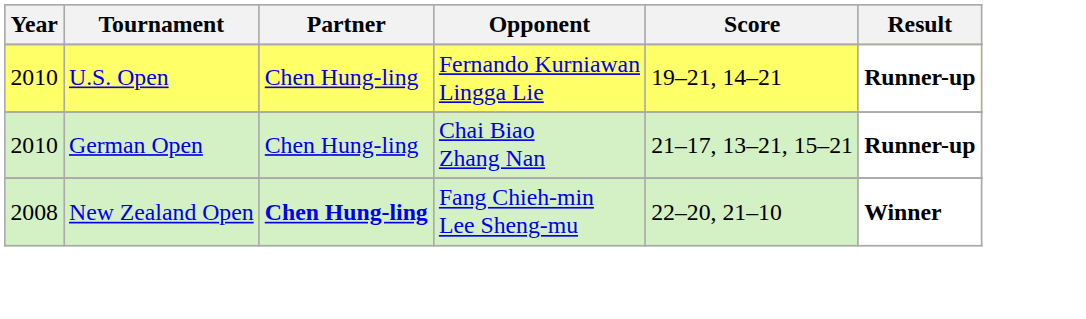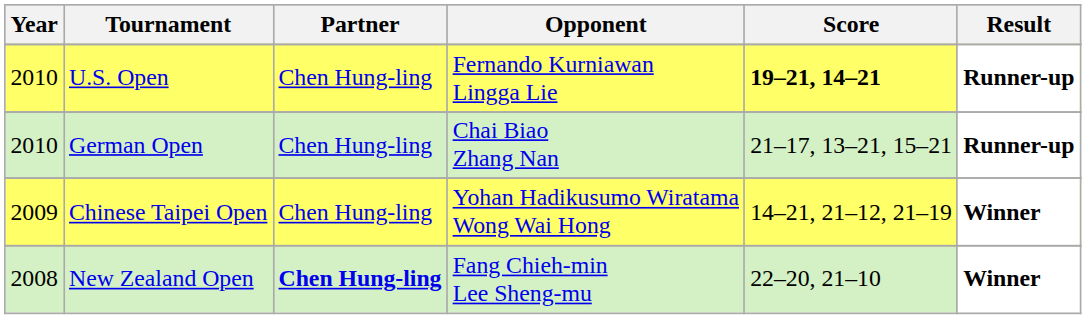(716, 77) normal -> (815, 77) bold
+ row: (168, 212)
